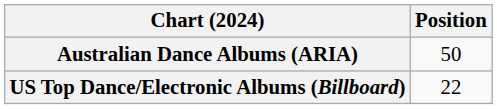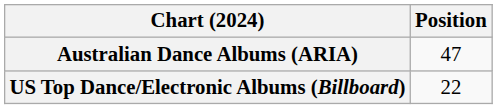(451, 53) 50 -> (451, 53) 47
